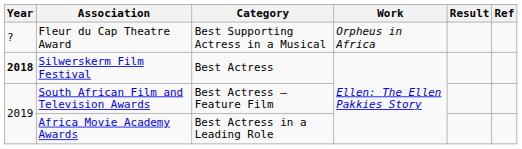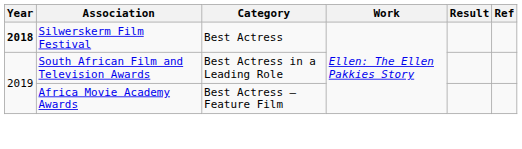- row: (104, 37)
(241, 98) Best Actress – Feature Film -> (260, 68) Best Actress in a Leading Role
(251, 129) Best Actress in a Leading Role -> (250, 98) Best Actress – Feature Film
